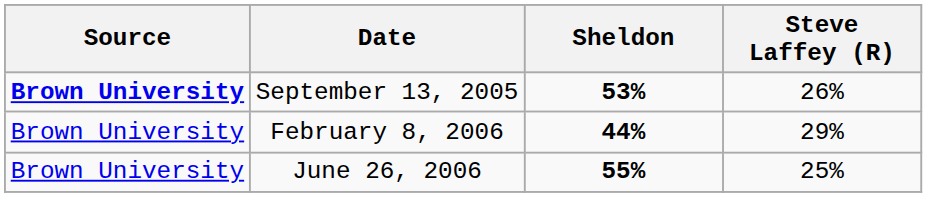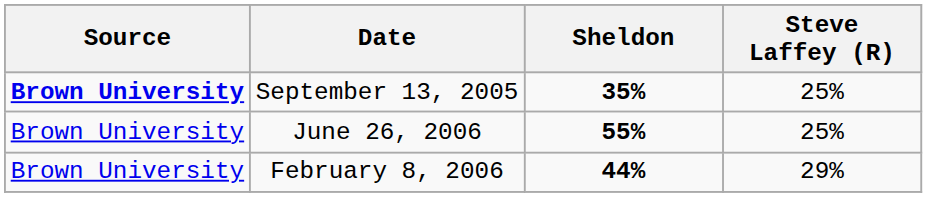(623, 92) 53% -> (623, 92) 35%
(822, 92) 26% -> (822, 92) 25%
rows swapped: (387, 132) <-> (387, 172)
